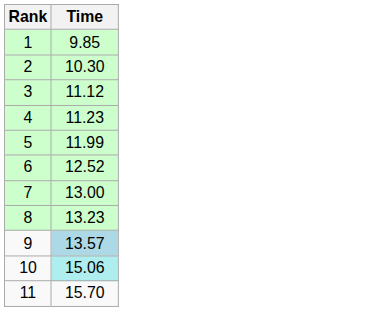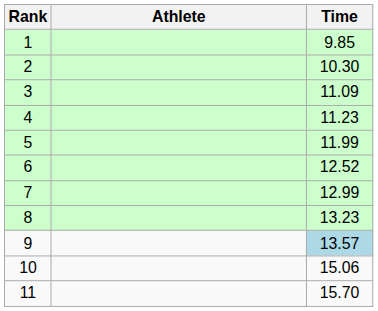+ column: (179, 17)
(85, 92) 11.12 -> (340, 92) 11.09
(85, 192) 13.00 -> (340, 192) 12.99
(85, 268) paleturquoise background -> (340, 268) no background
